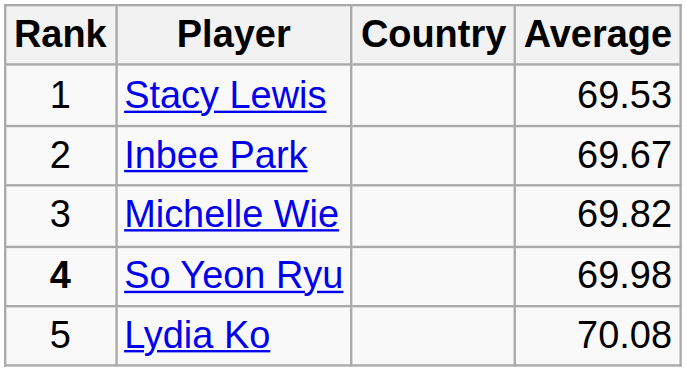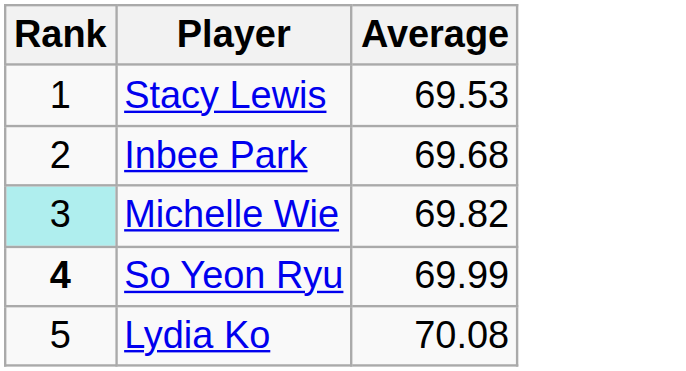- column: (434, 34)
(625, 154) 69.67 -> (462, 154) 69.68
(60, 214) no background -> (60, 214) paleturquoise background
(625, 275) 69.98 -> (462, 275) 69.99
